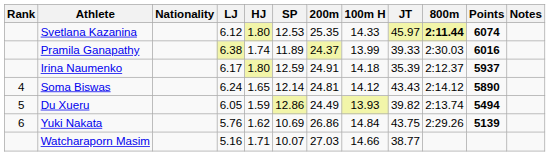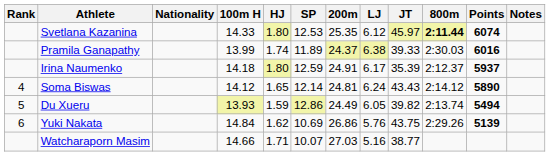columns swapped: (365, 14) <-> (231, 14)
